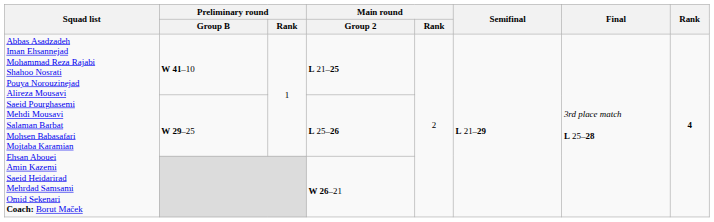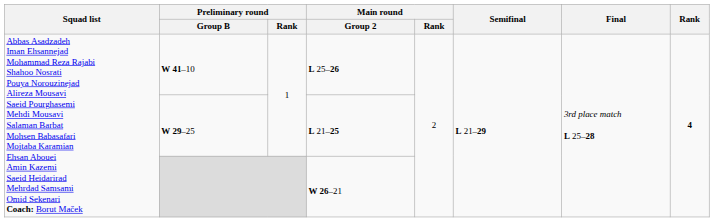(324, 70) L 21–25 -> (324, 70) L 25–26
(324, 131) L 25–26 -> (324, 131) L 21–25
